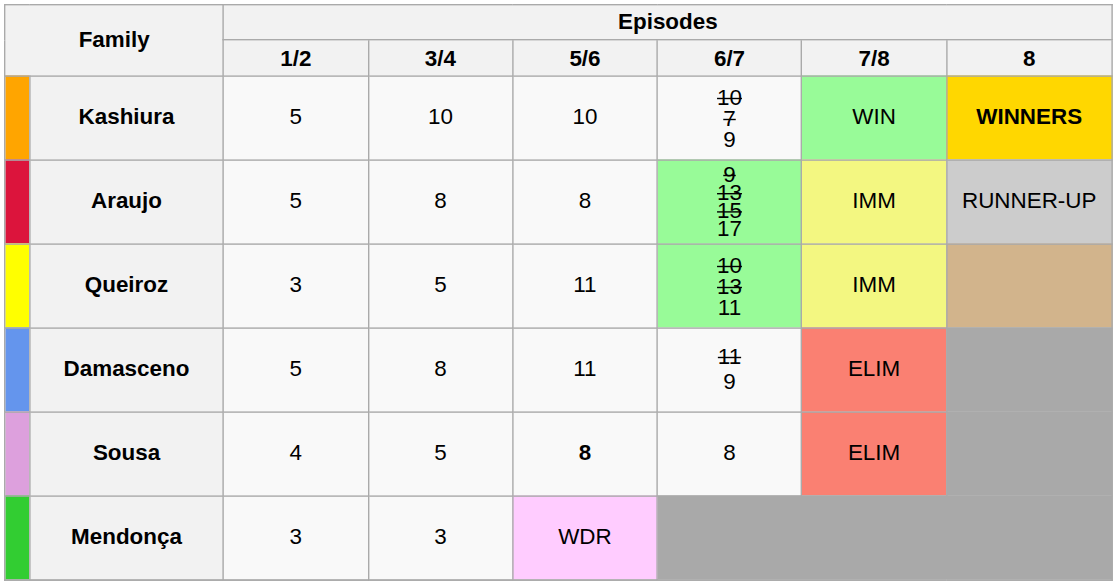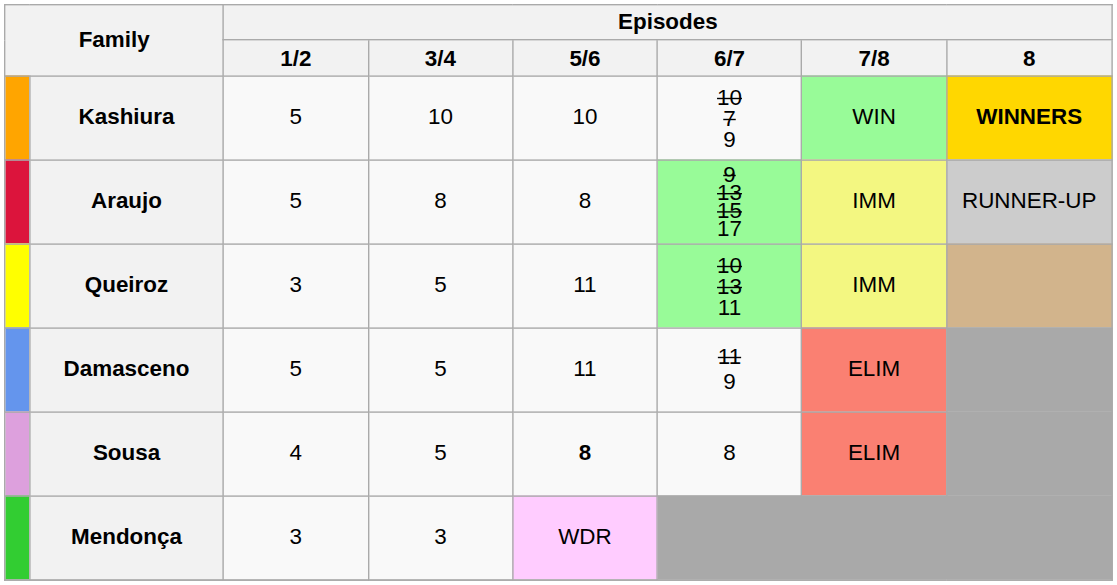(440, 369) 8 -> (440, 369) 5
